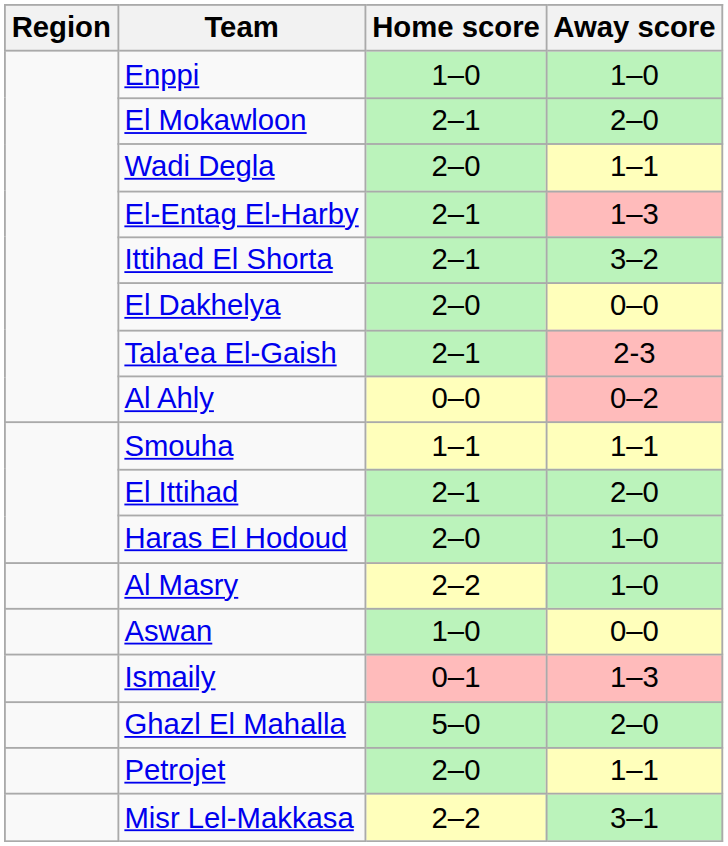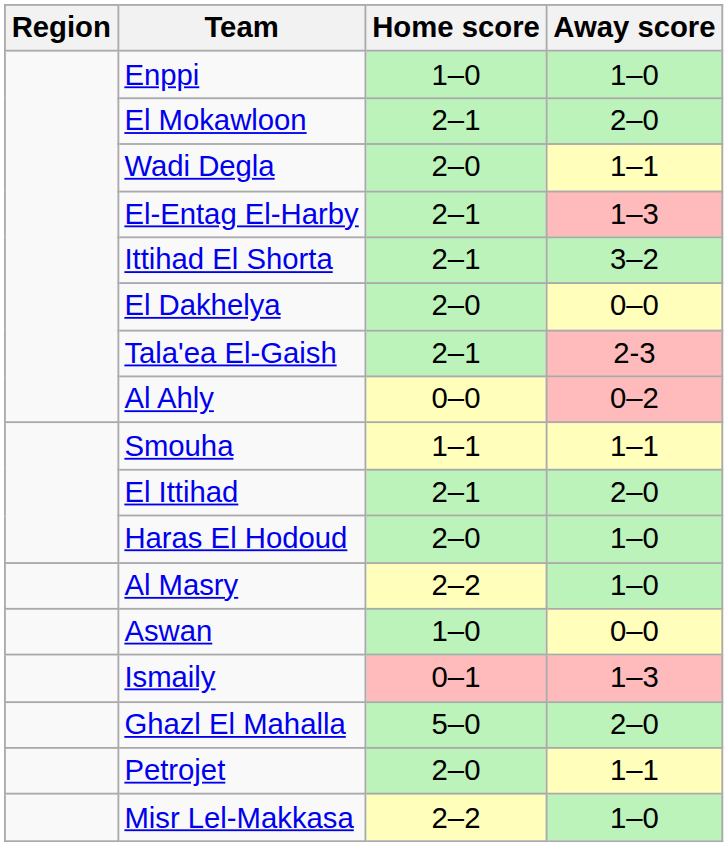(634, 817) 3–1 -> (634, 817) 1–0
